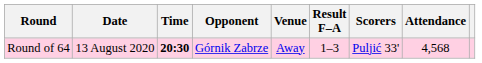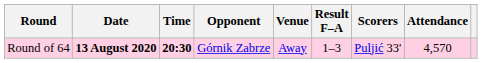(115, 48) normal -> (116, 48) bold
(436, 48) 4,568 -> (438, 48) 4,570
